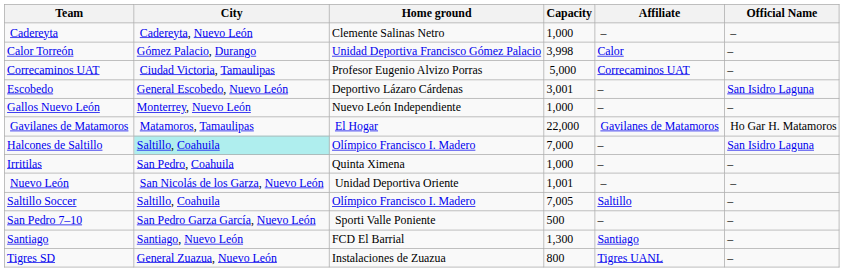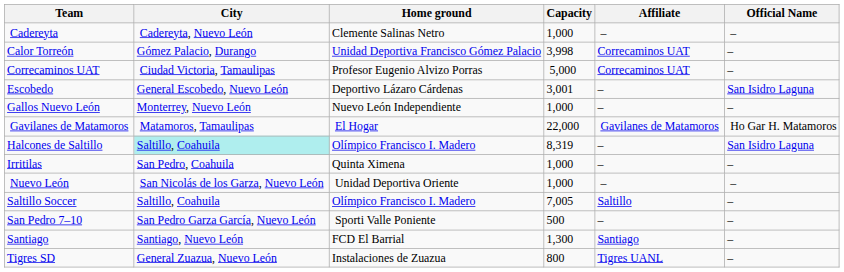(611, 51) Calor -> (644, 51) Correcaminos UAT
(560, 145) 7,000 -> (560, 145) 8,319
(560, 182) 1,001 -> (560, 182) 1,000
